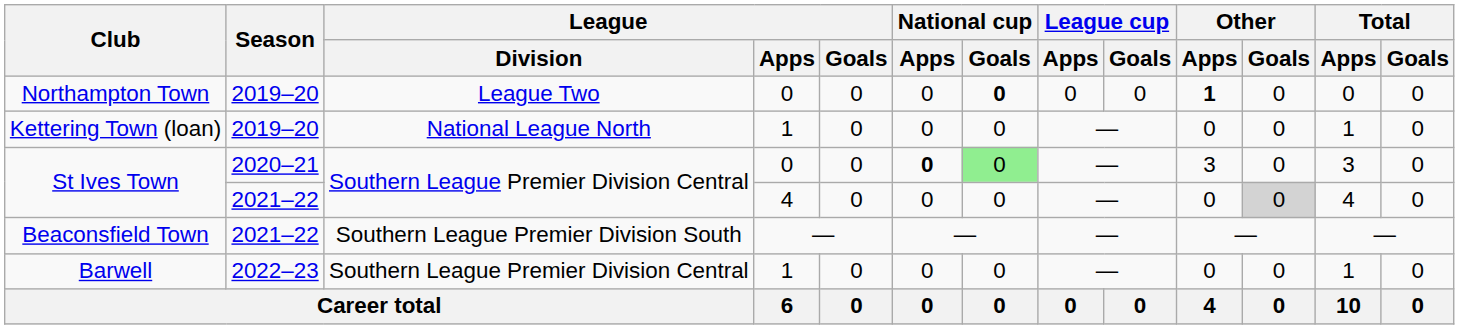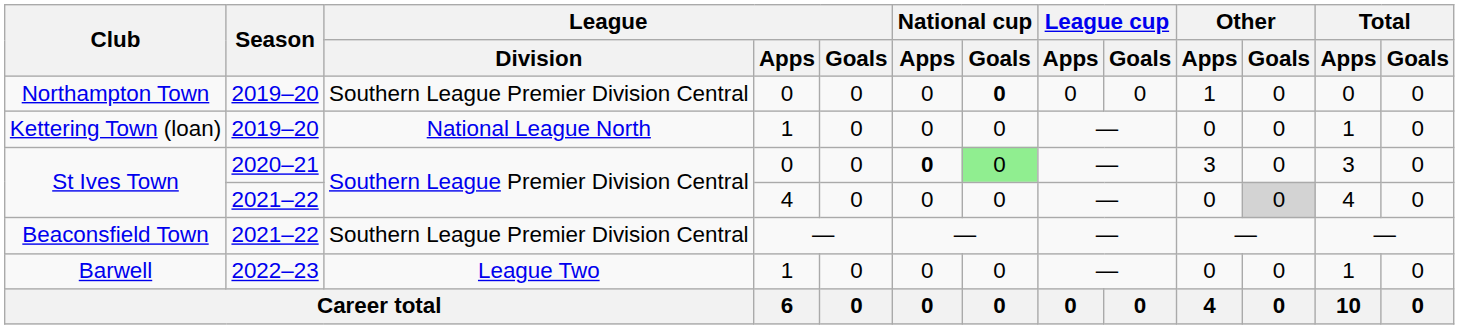(539, 93) League Two -> (539, 93) Southern League Premier Division Central
(1209, 93) bold -> (1209, 93) normal
(539, 235) Southern League Premier Division South -> (539, 235) Southern League Premier Division Central
(539, 270) Southern League Premier Division Central -> (539, 270) League Two
